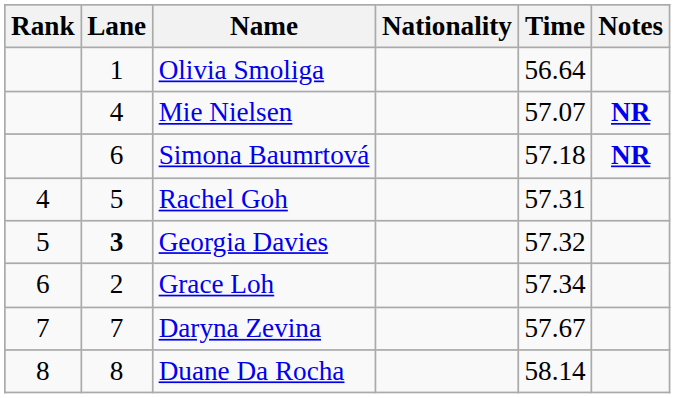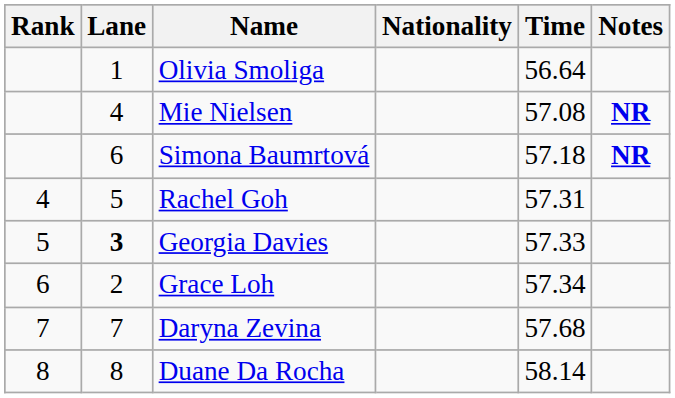(555, 112) 57.07 -> (555, 112) 57.08
(555, 241) 57.32 -> (555, 241) 57.33
(555, 328) 57.67 -> (555, 328) 57.68
